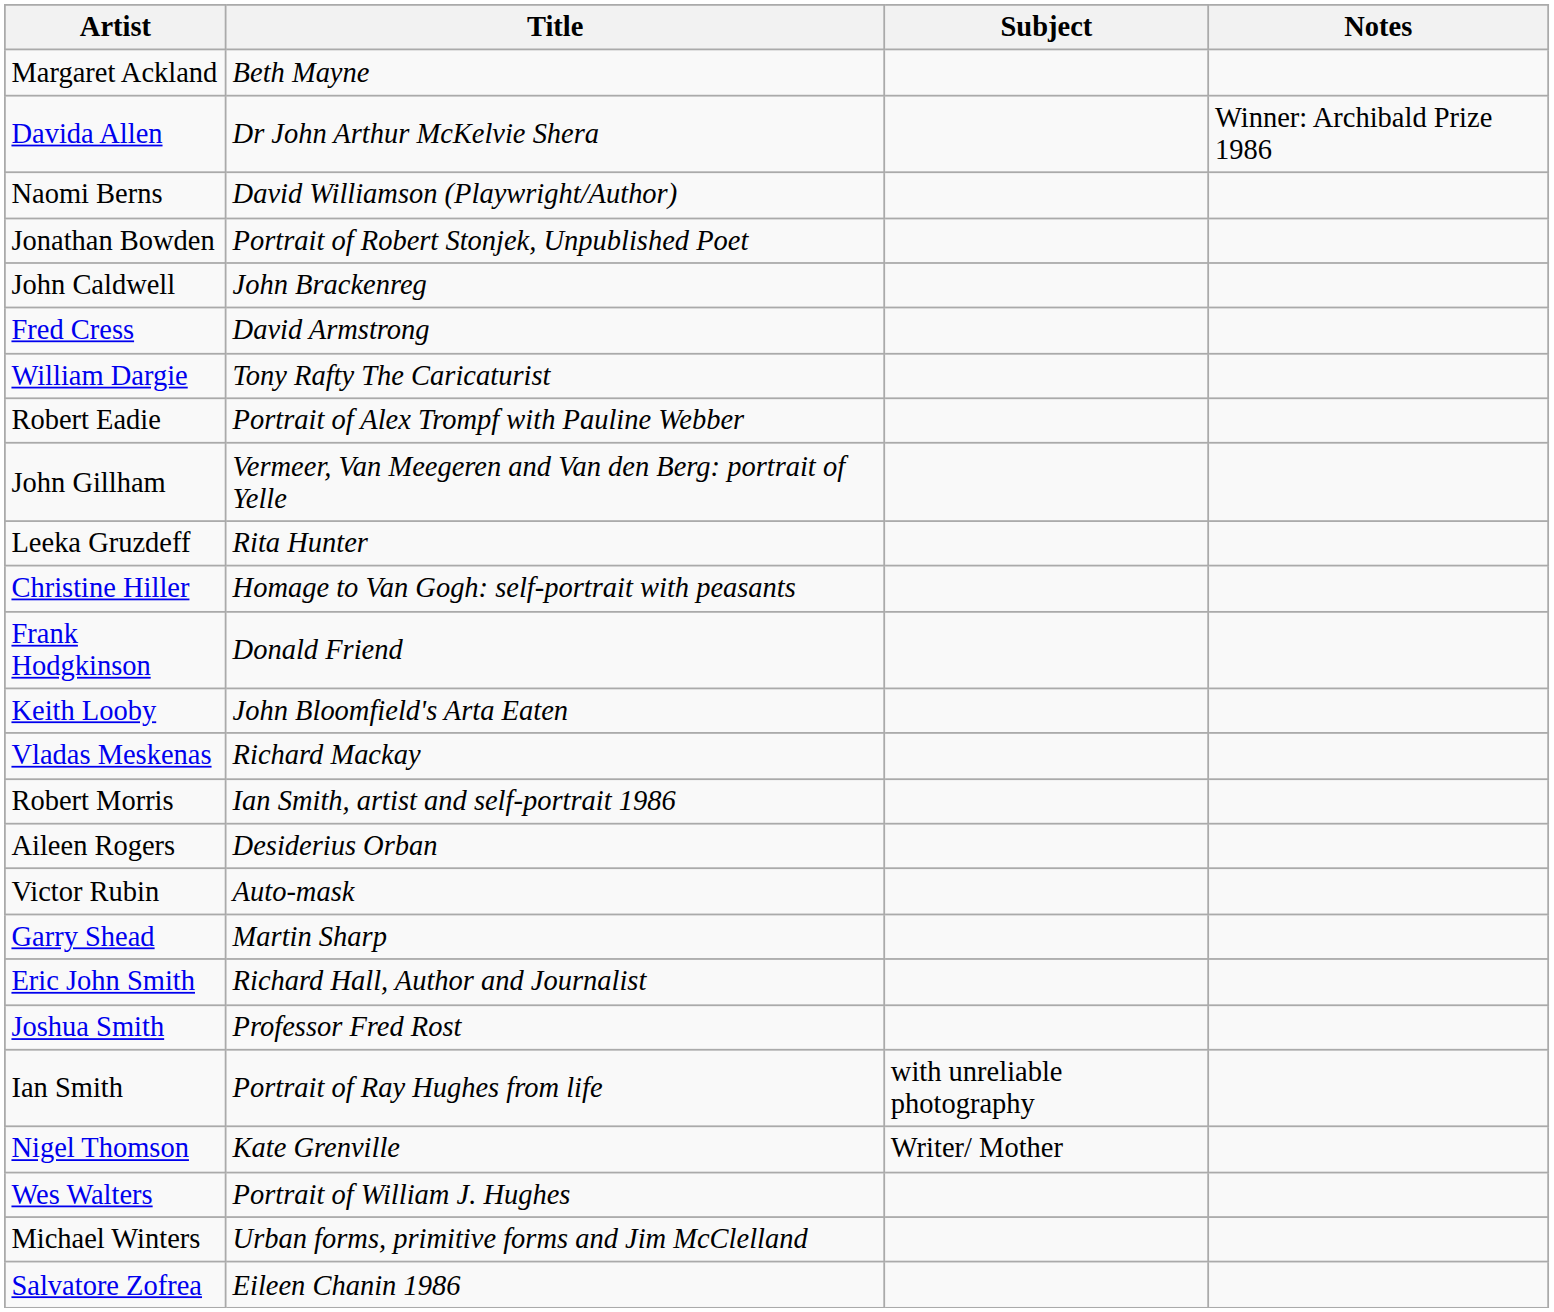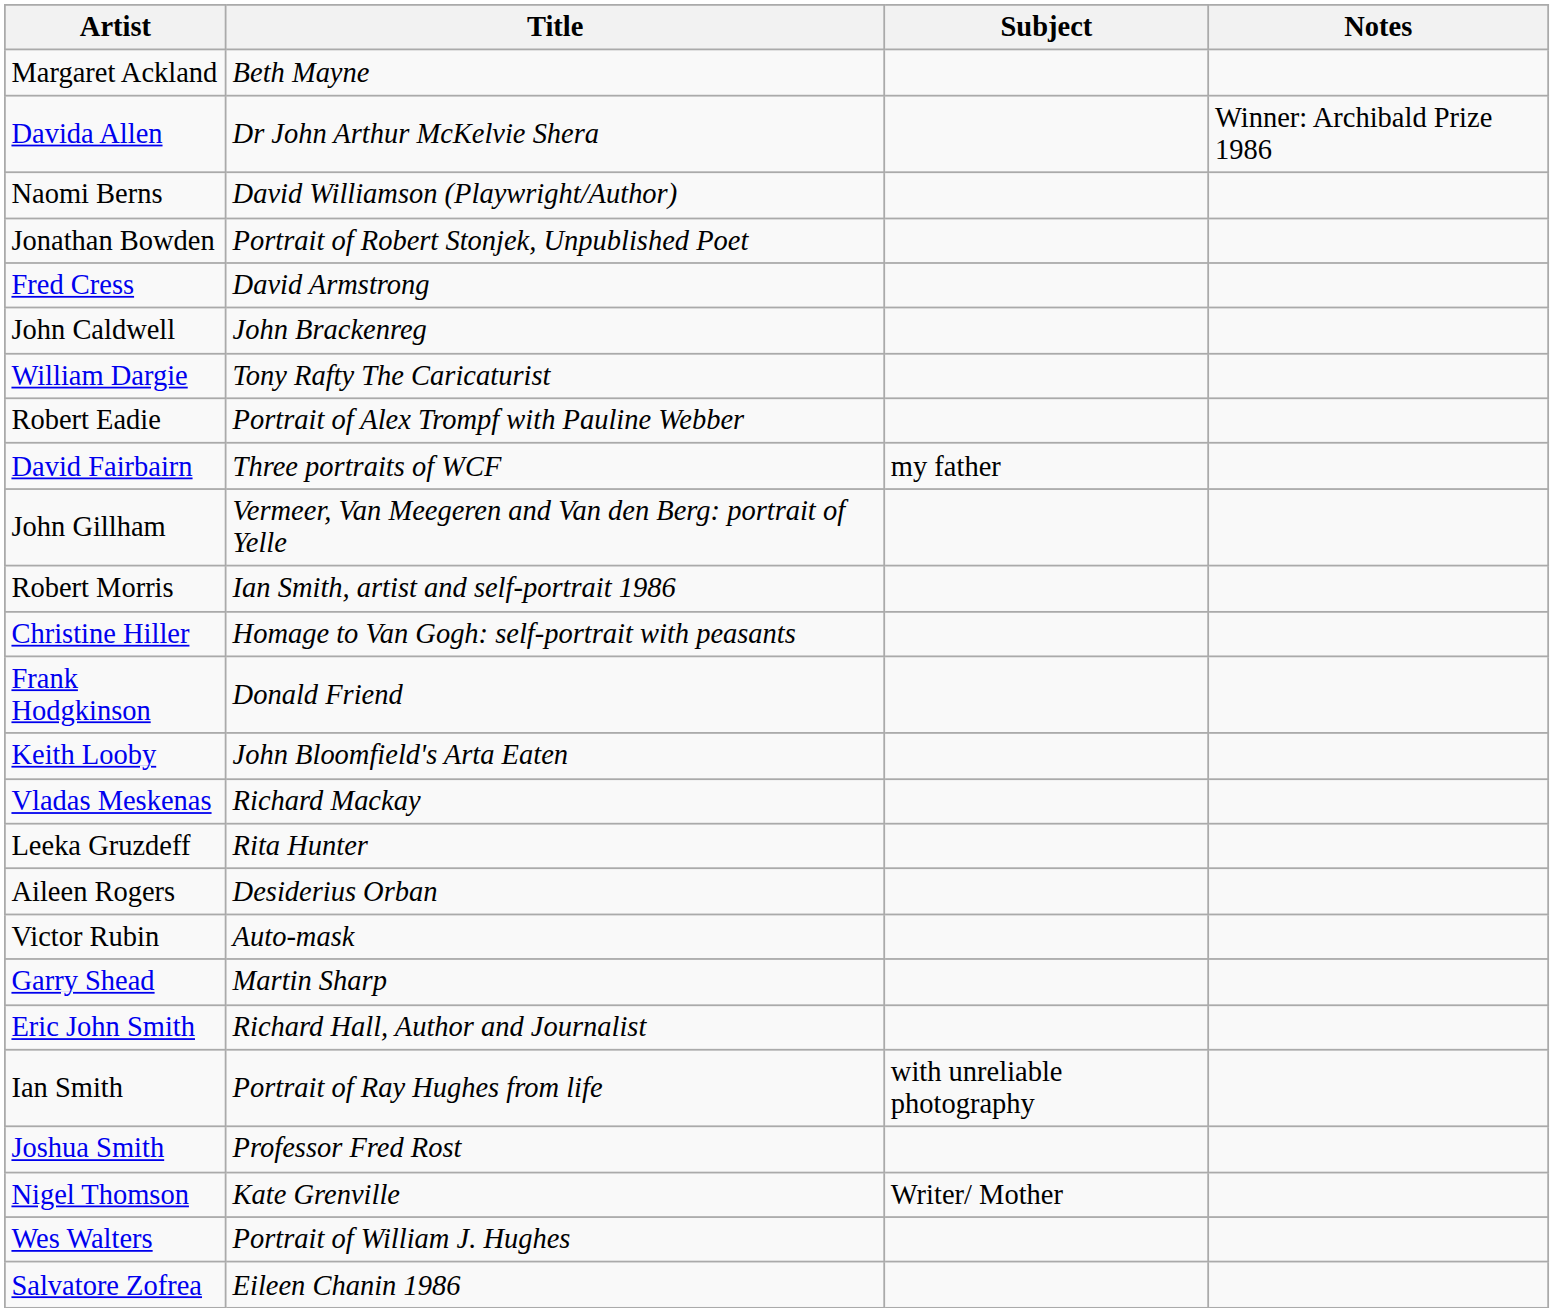rows swapped: (93, 284) <-> (73, 330)
+ row: (102, 465)
rows swapped: (101, 542) <-> (93, 800)
rows swapped: (67, 1087) <-> (88, 1026)
- row: (106, 1239)
